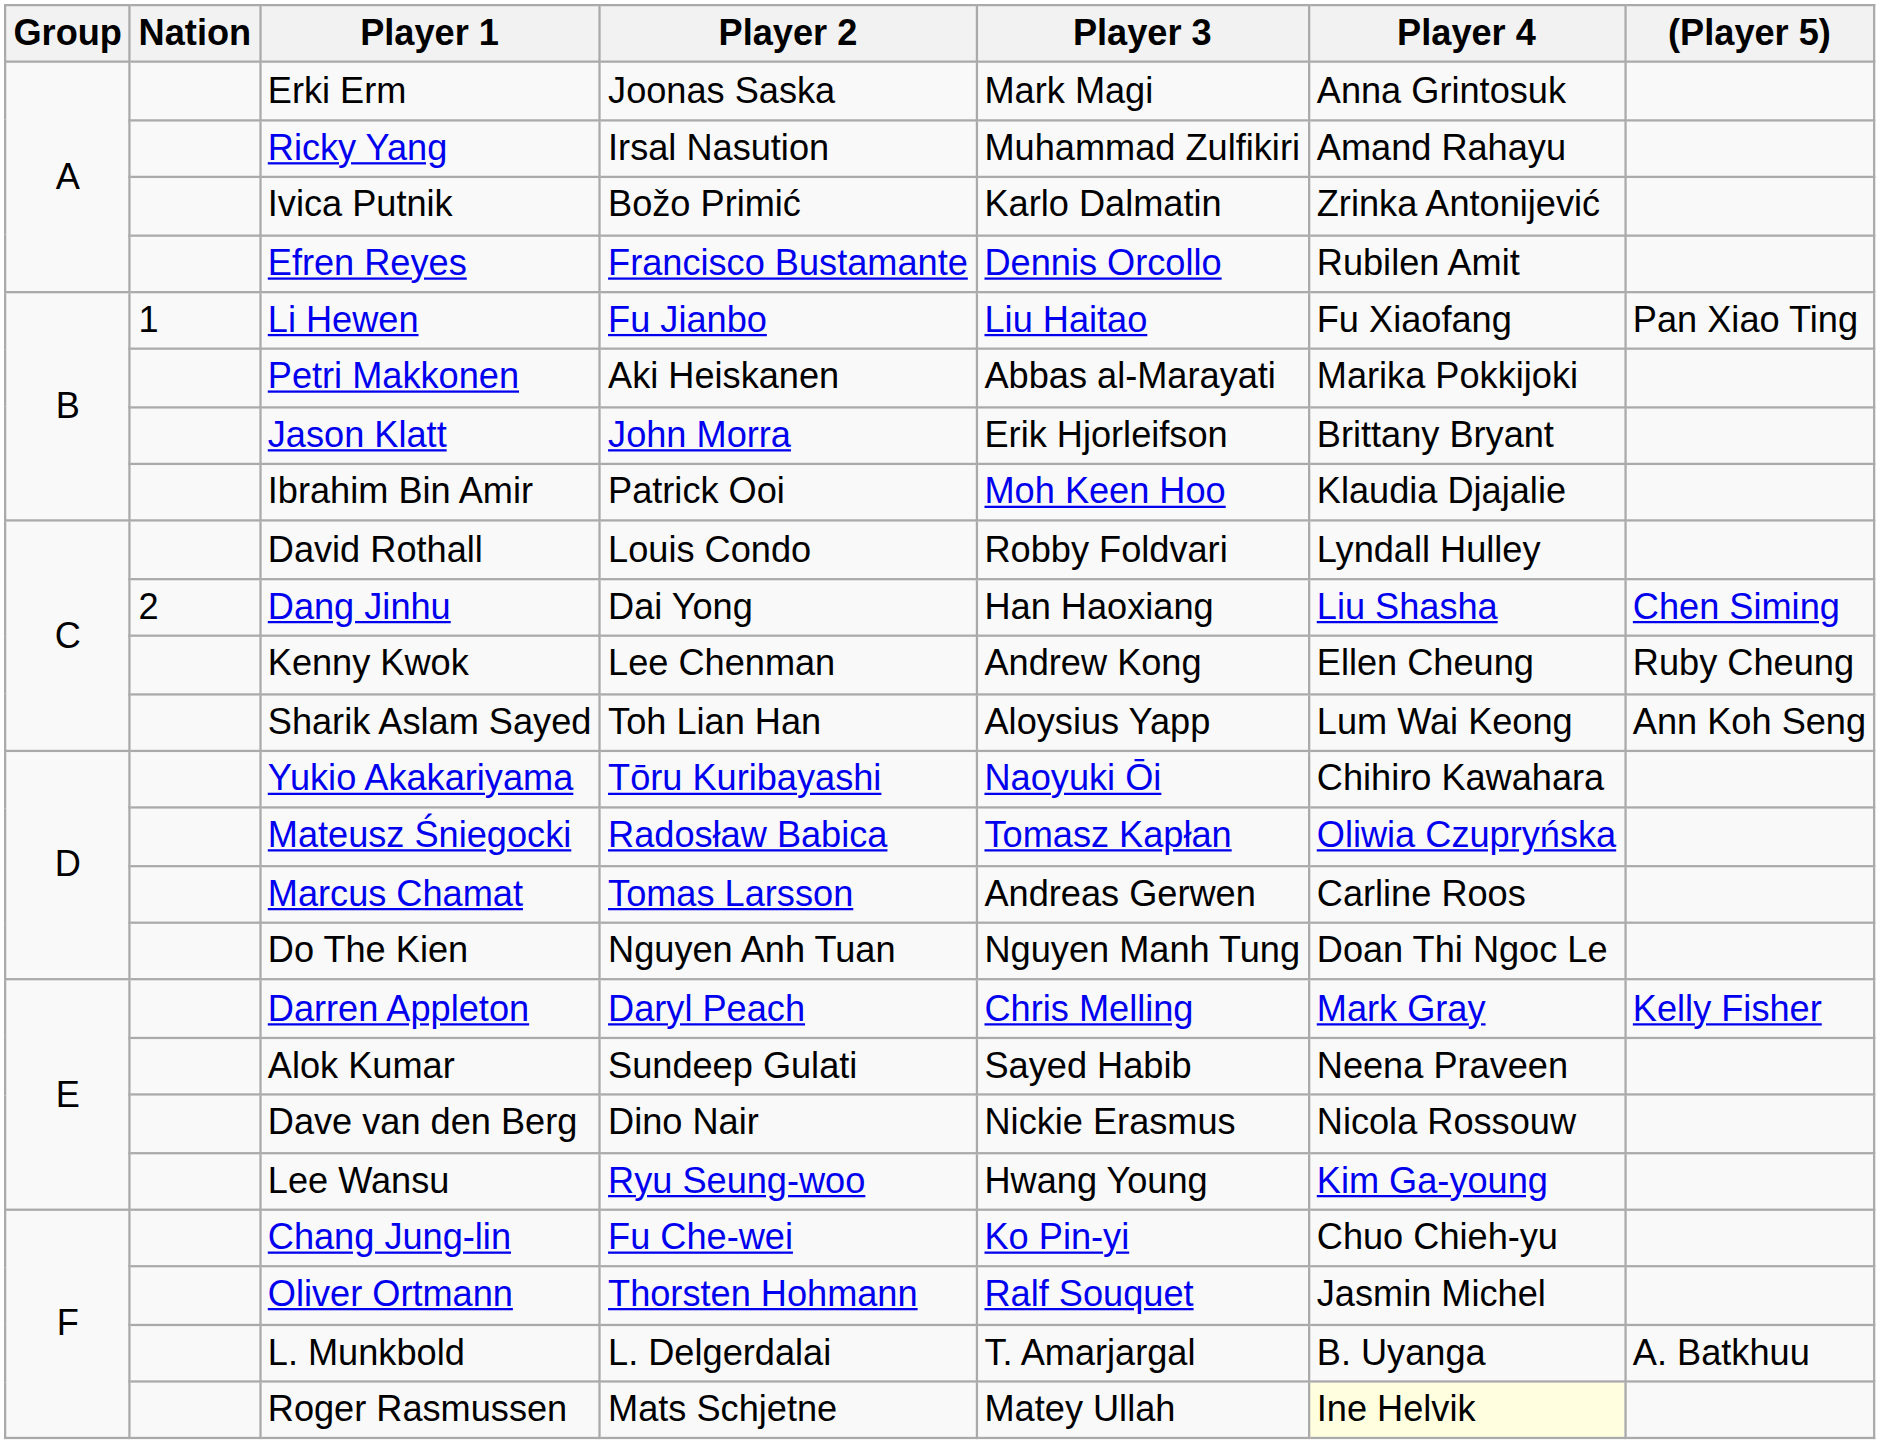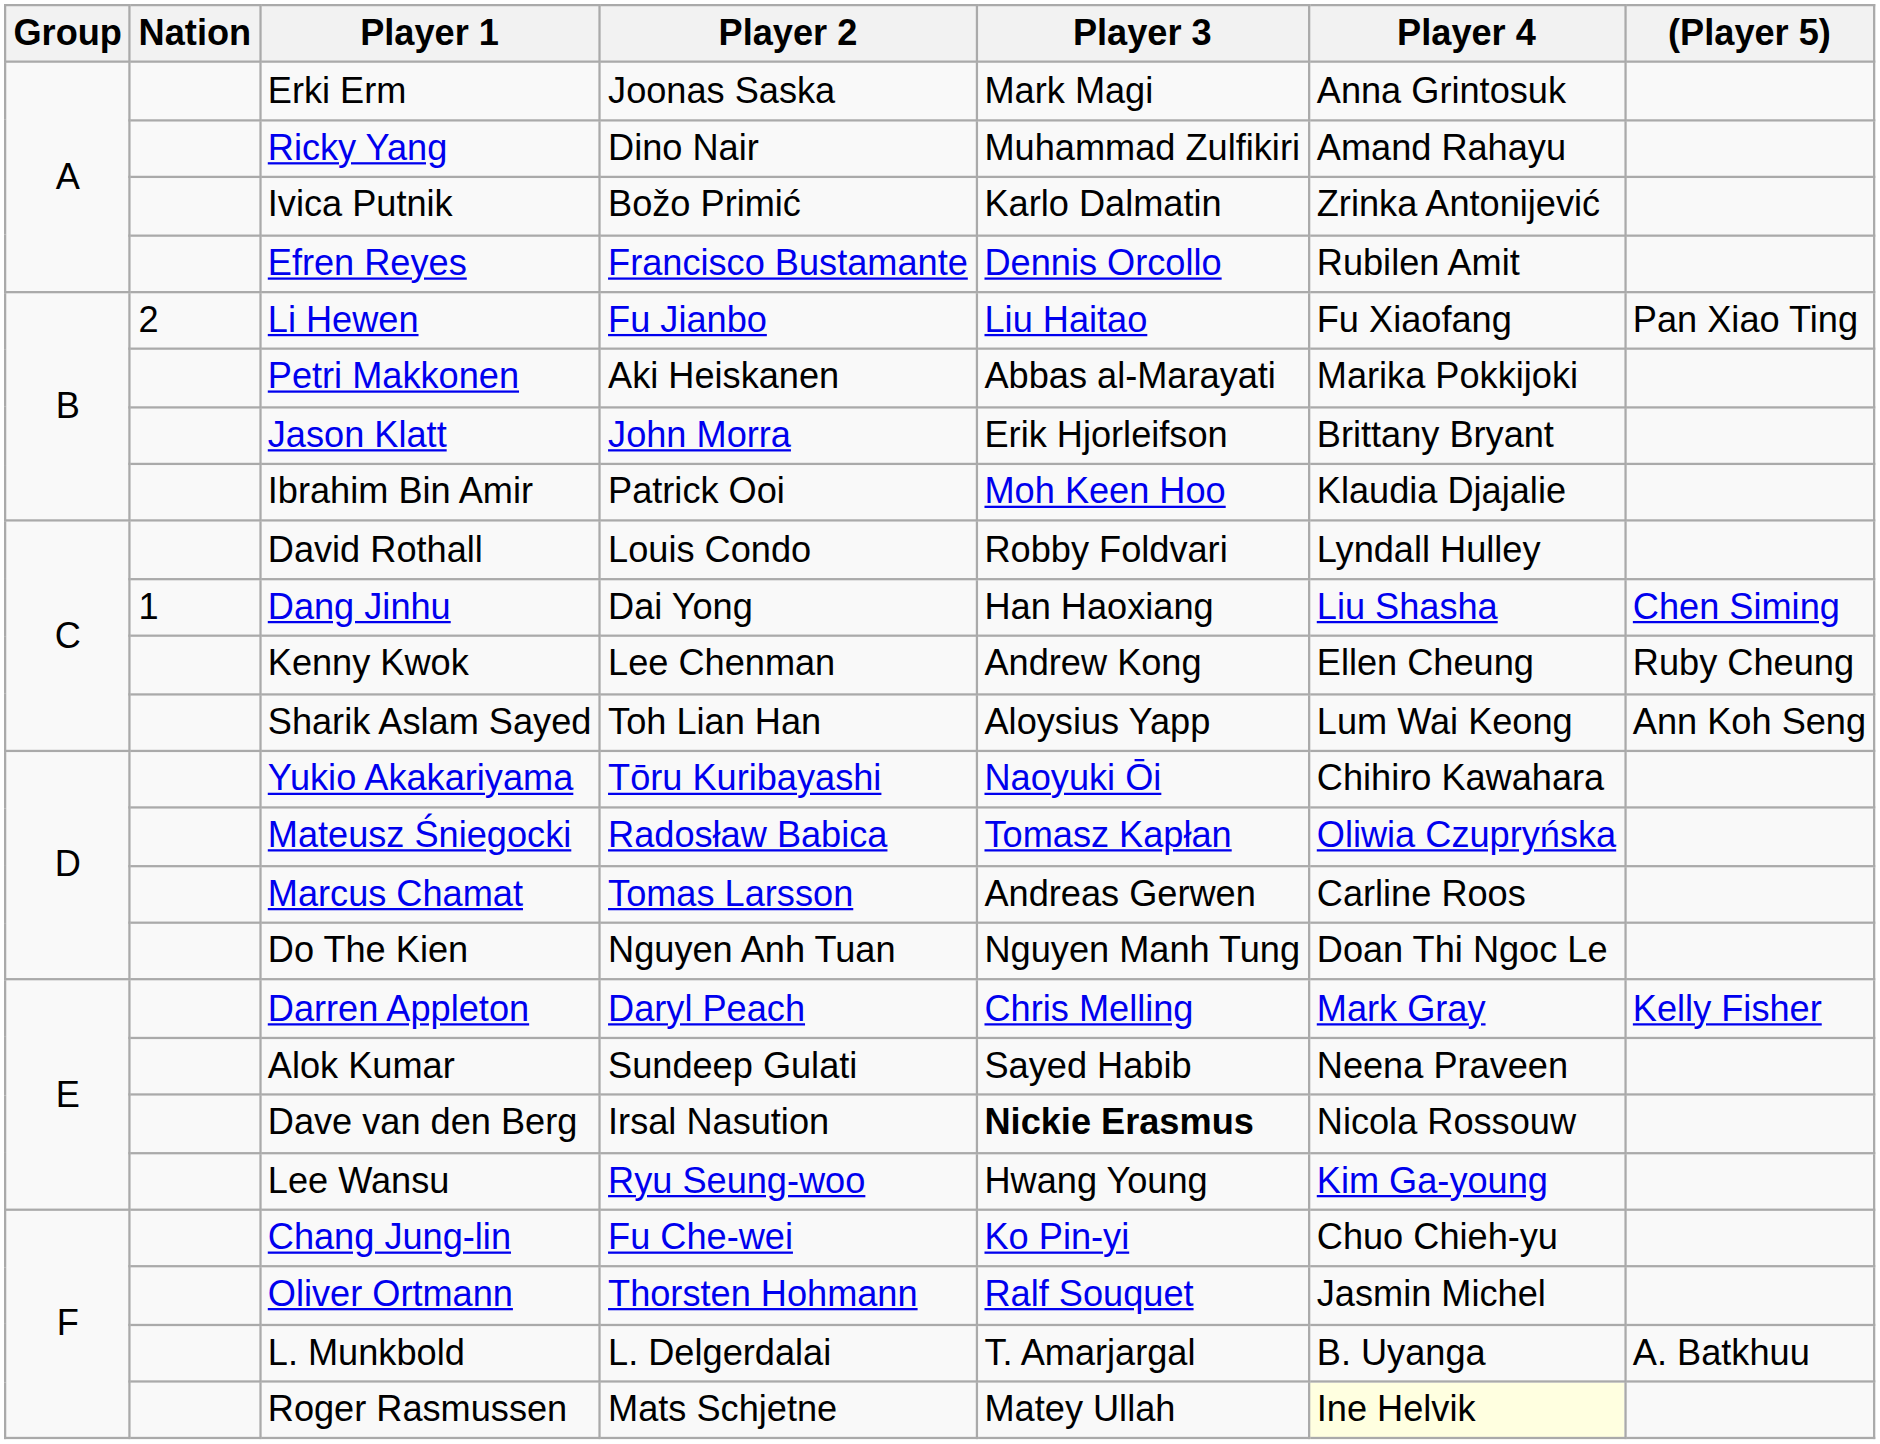(719, 147) Irsal Nasution -> (683, 147) Dino Nair
(149, 319) 1 -> (149, 319) 2
(149, 606) 2 -> (149, 606) 1
(683, 1122) Dino Nair -> (719, 1122) Irsal Nasution
(1110, 1122) normal -> (1119, 1122) bold
